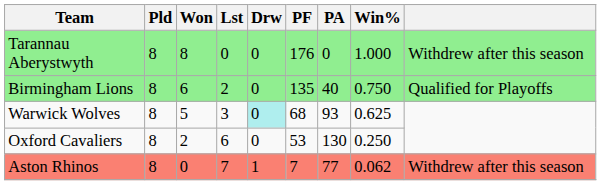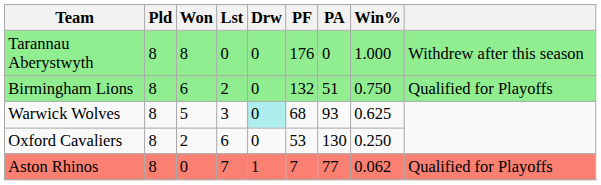(302, 88) 135 -> (302, 88) 132
(330, 88) 40 -> (330, 88) 51
(496, 166) Withdrew after this season -> (480, 166) Qualified for Playoffs
